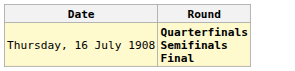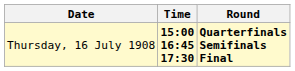+ column: (177, 14)
